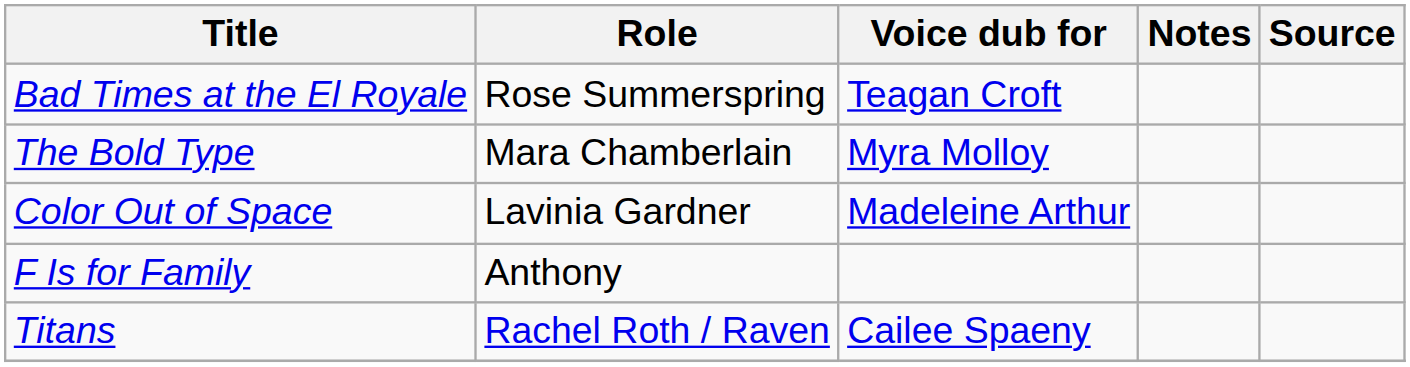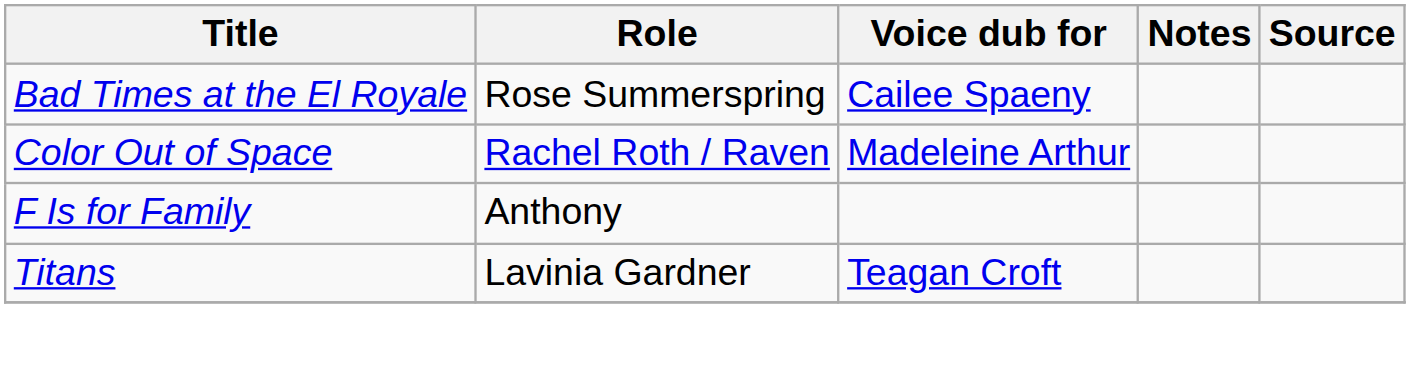(954, 93) Teagan Croft -> (969, 93) Cailee Spaeny
- row: (134, 152)
(618, 212) Lavinia Gardner -> (657, 152) Rachel Roth / Raven
(657, 331) Rachel Roth / Raven -> (618, 271) Lavinia Gardner
(969, 331) Cailee Spaeny -> (954, 271) Teagan Croft
